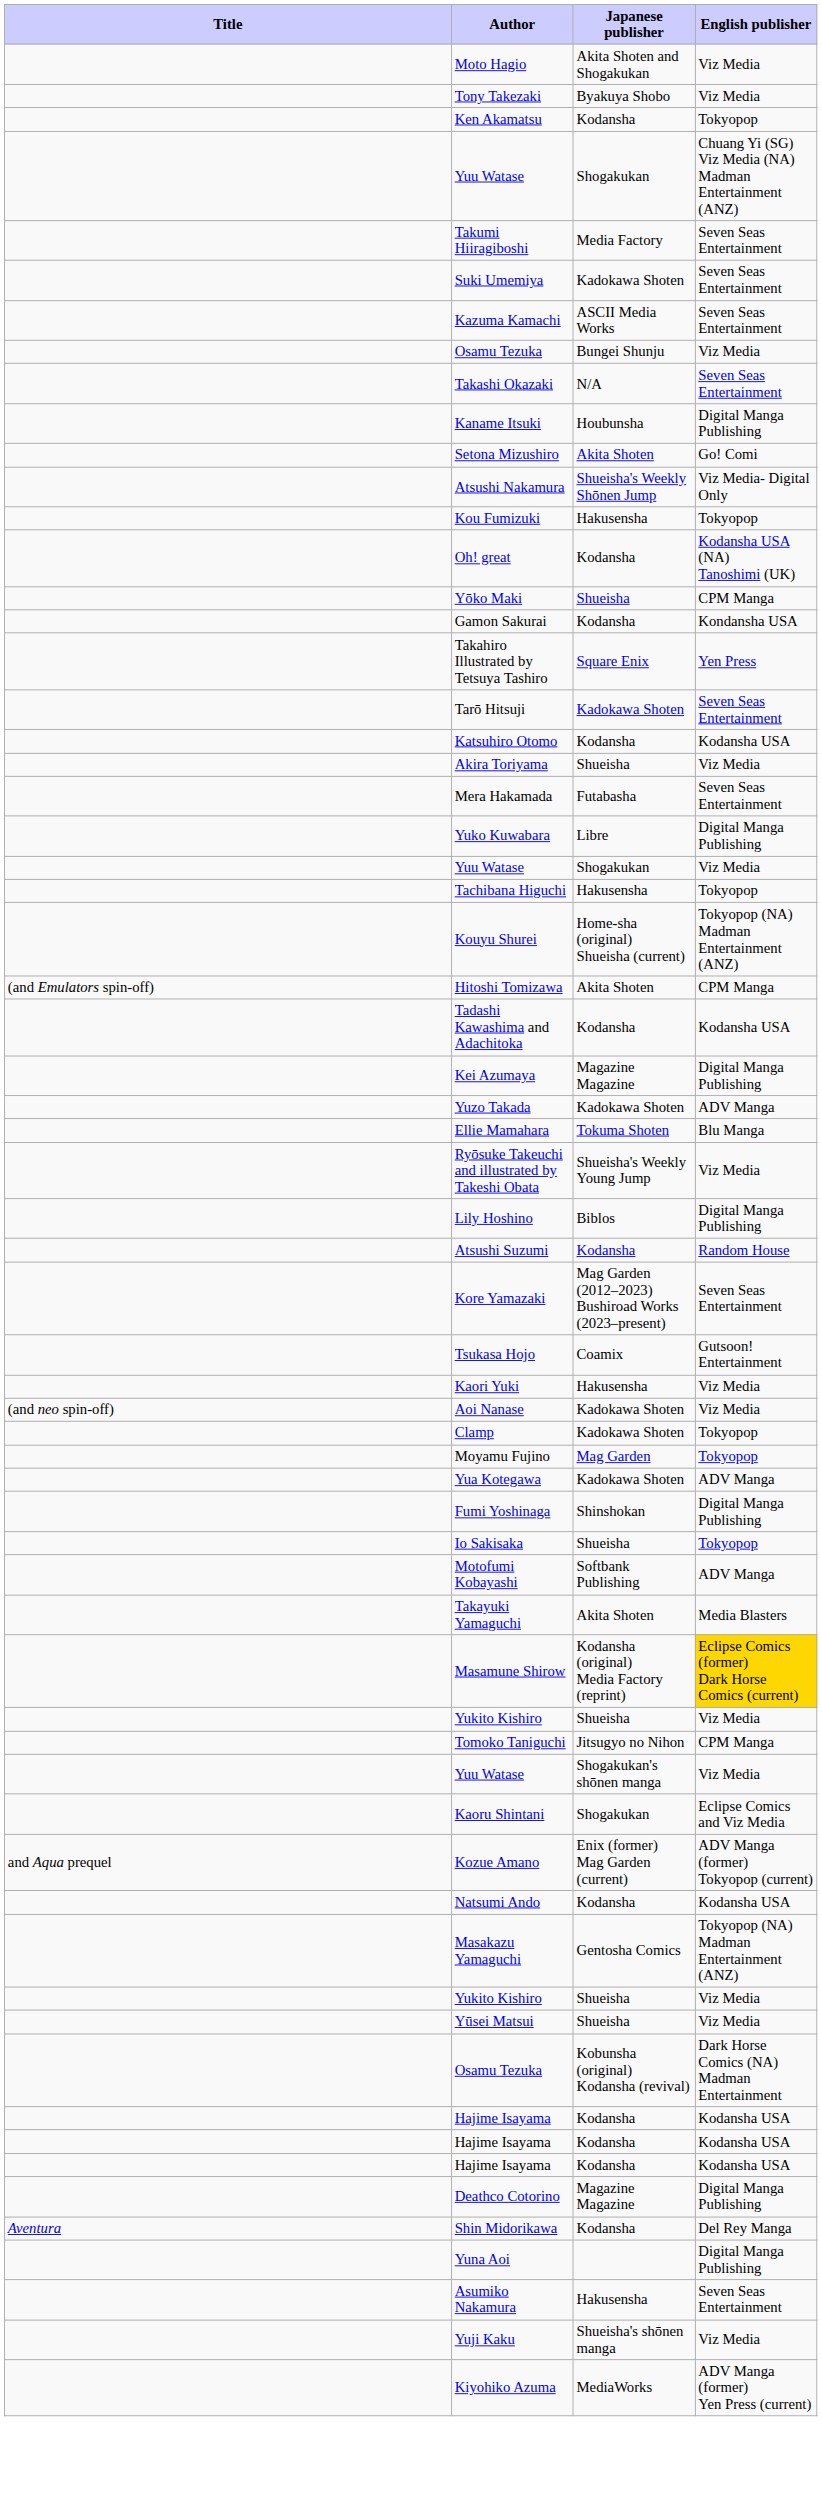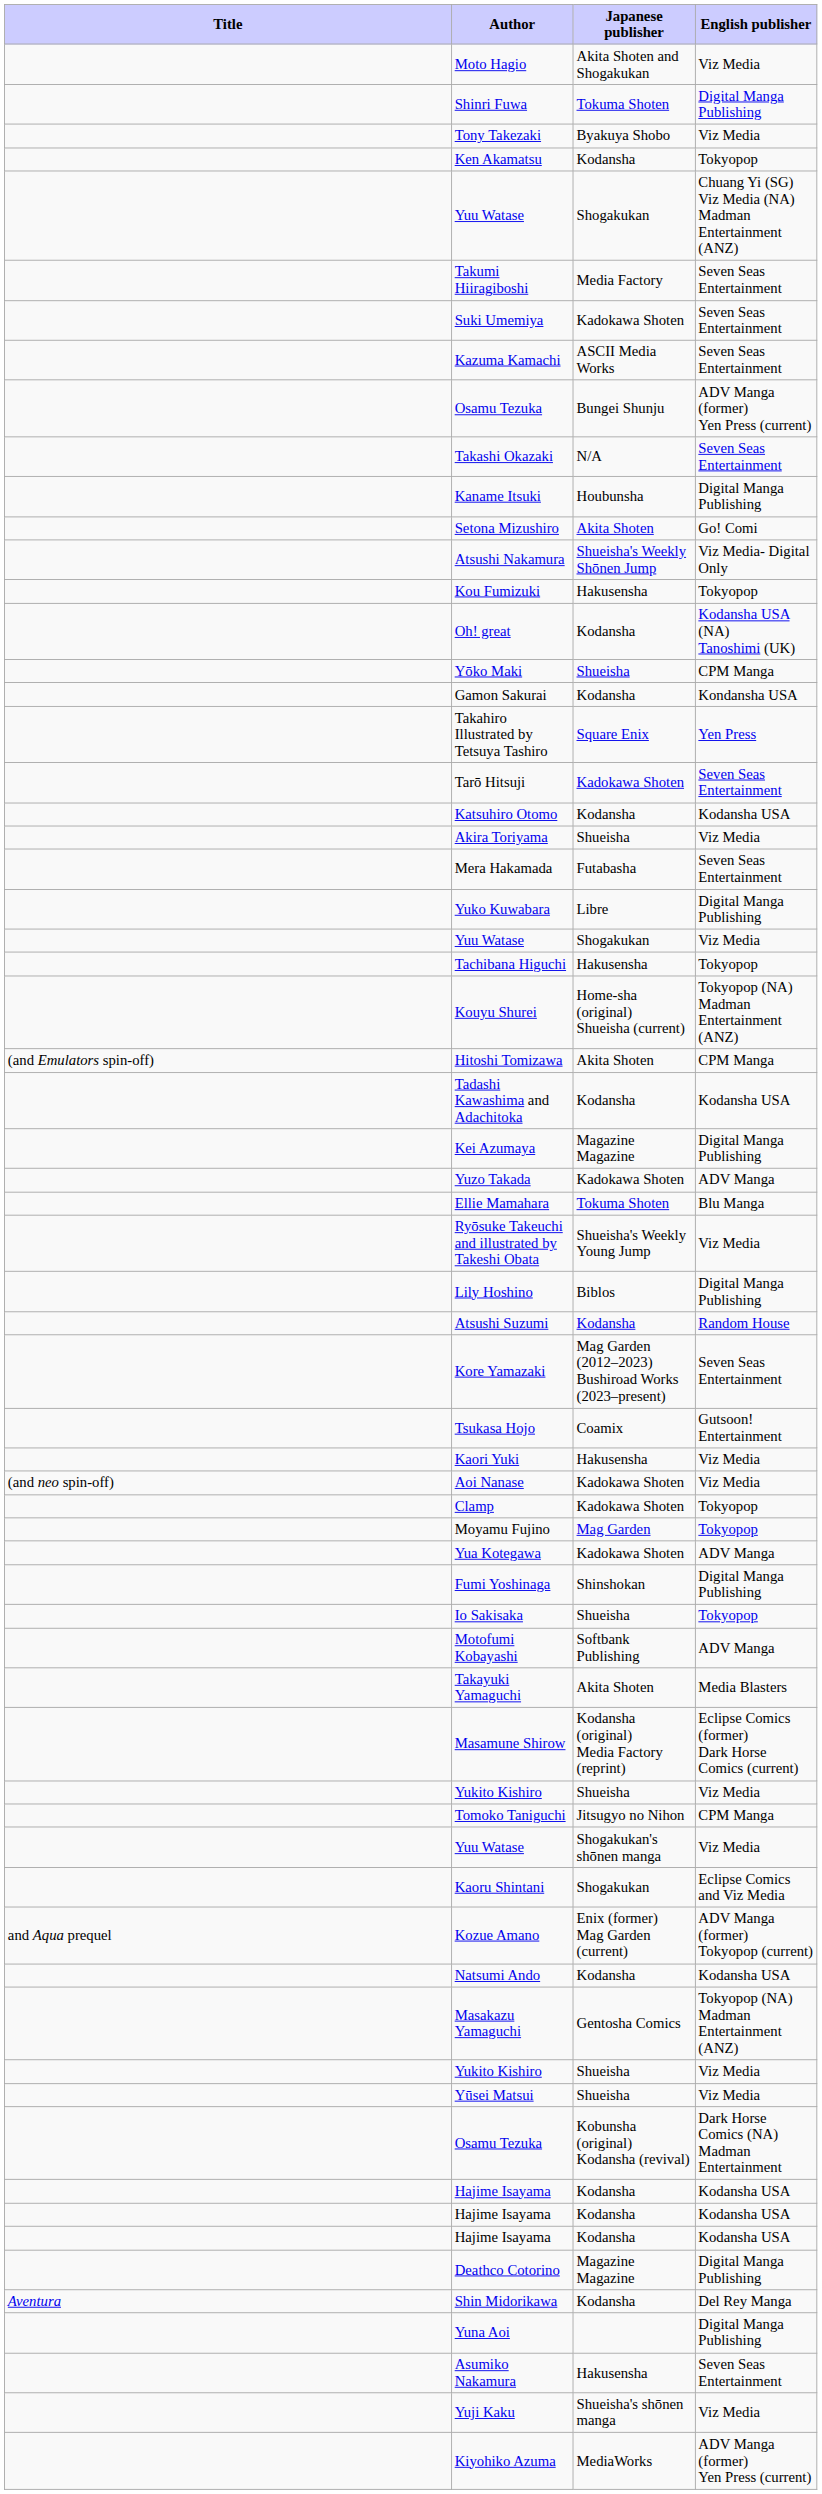+ row: (491, 104)
(729, 351) Viz Media -> (755, 408) ADV Manga (former) Yen Press (current)
(748, 1671) gold background -> (748, 1744) no background
